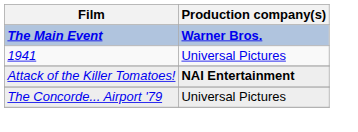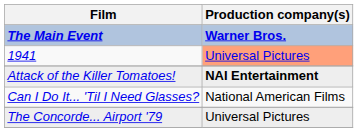(234, 55) no background -> (257, 55) lightsalmon background
+ row: (103, 96)
